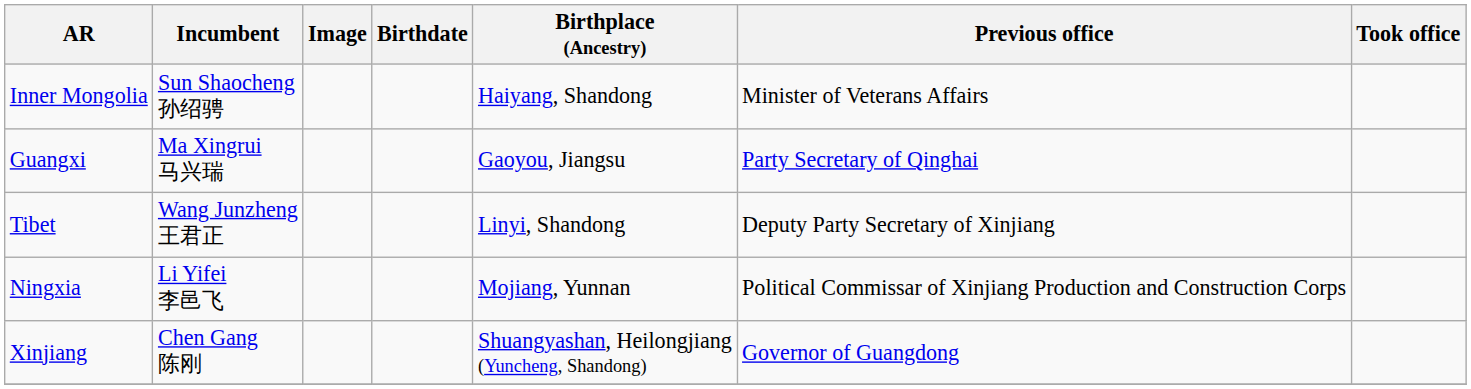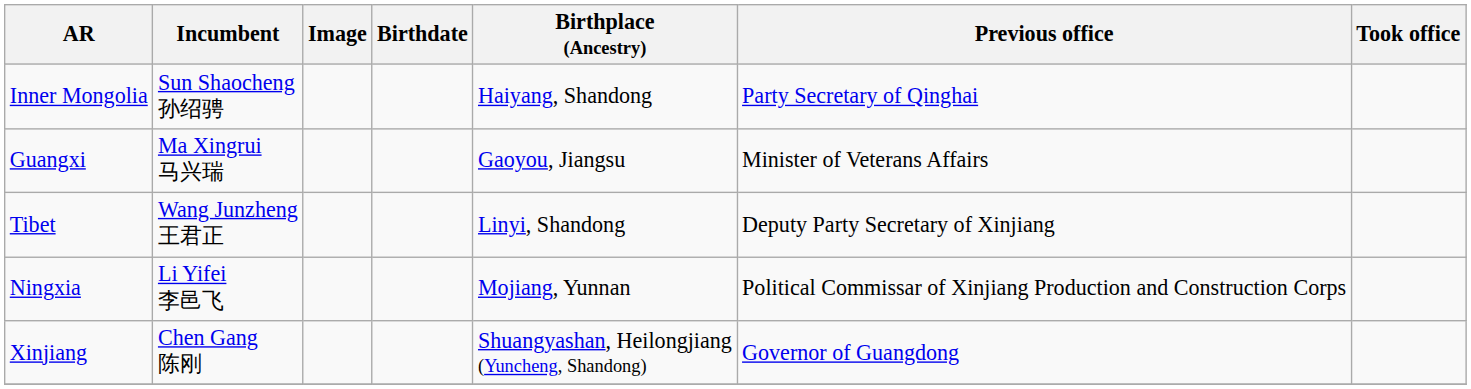(865, 96) Minister of Veterans Affairs -> (860, 96) Party Secretary of Qinghai
(860, 160) Party Secretary of Qinghai -> (865, 160) Minister of Veterans Affairs
